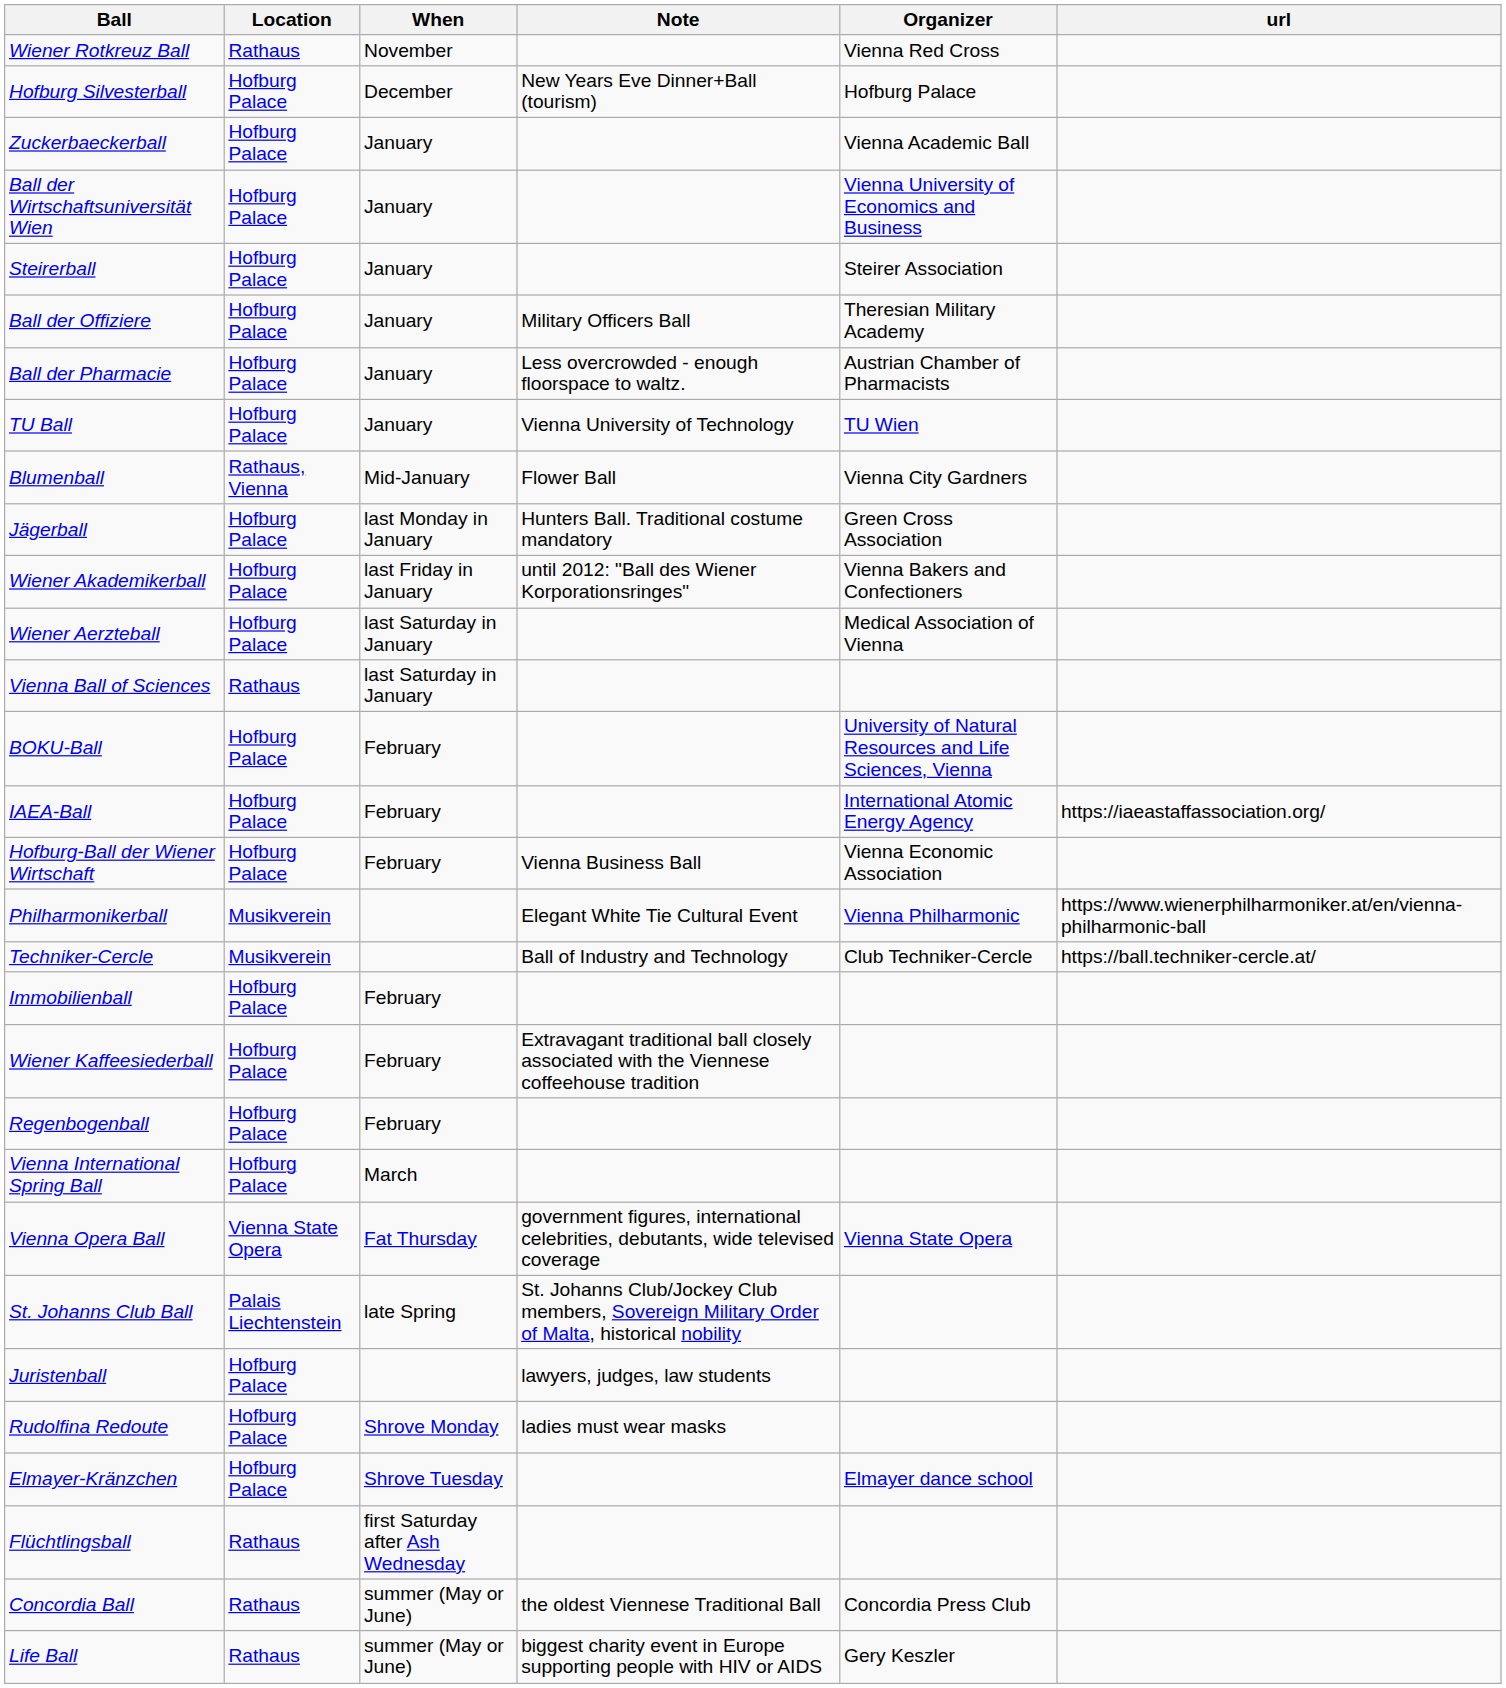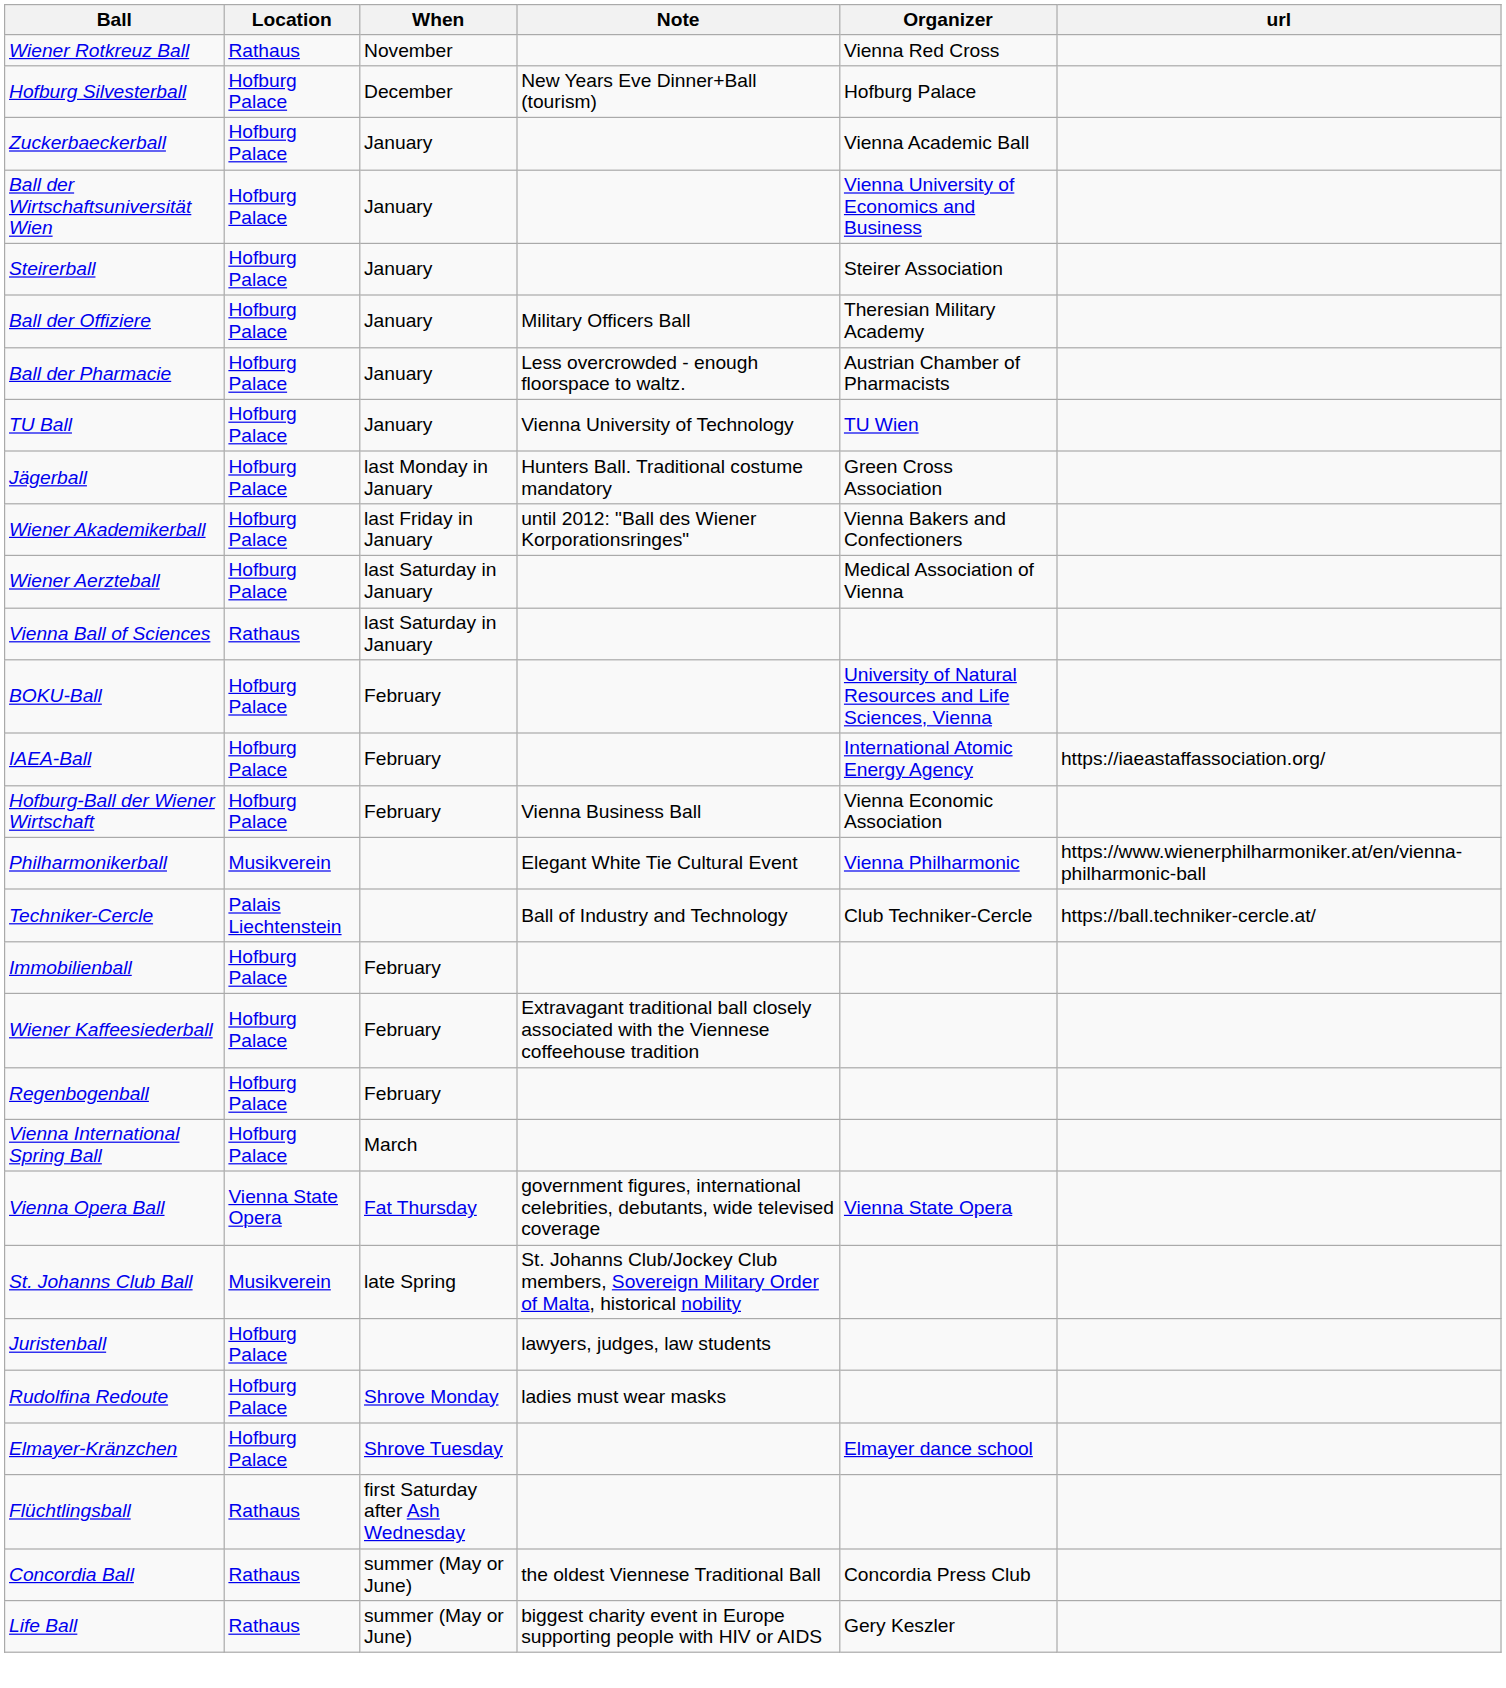- row: (57, 477)
(280, 956) Musikverein -> (285, 915) Palais Liechtenstein
(285, 1312) Palais Liechtenstein -> (280, 1281) Musikverein
